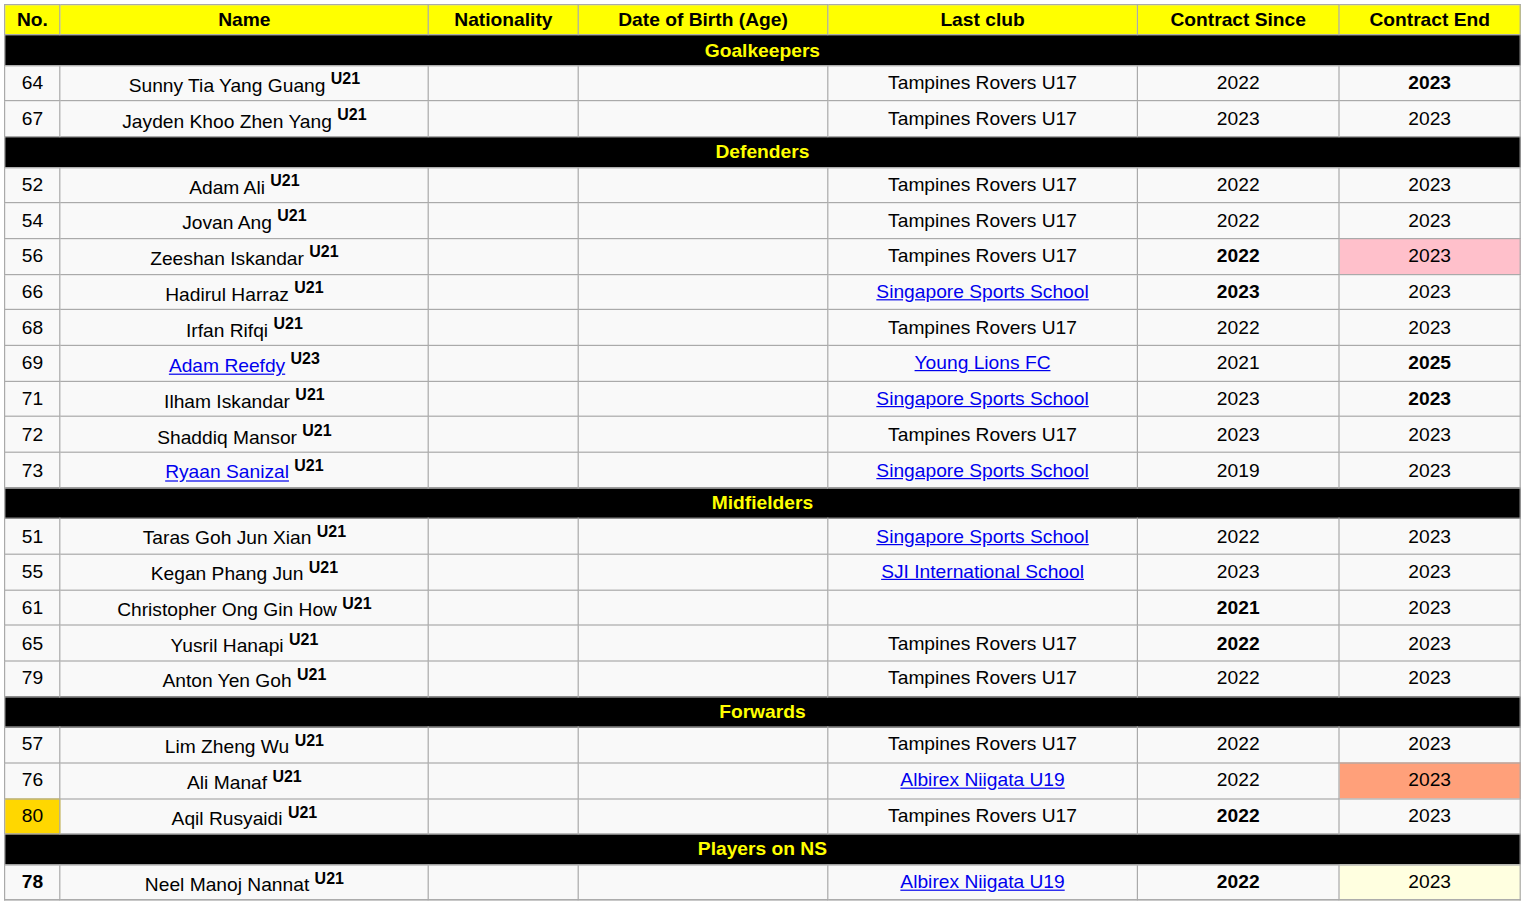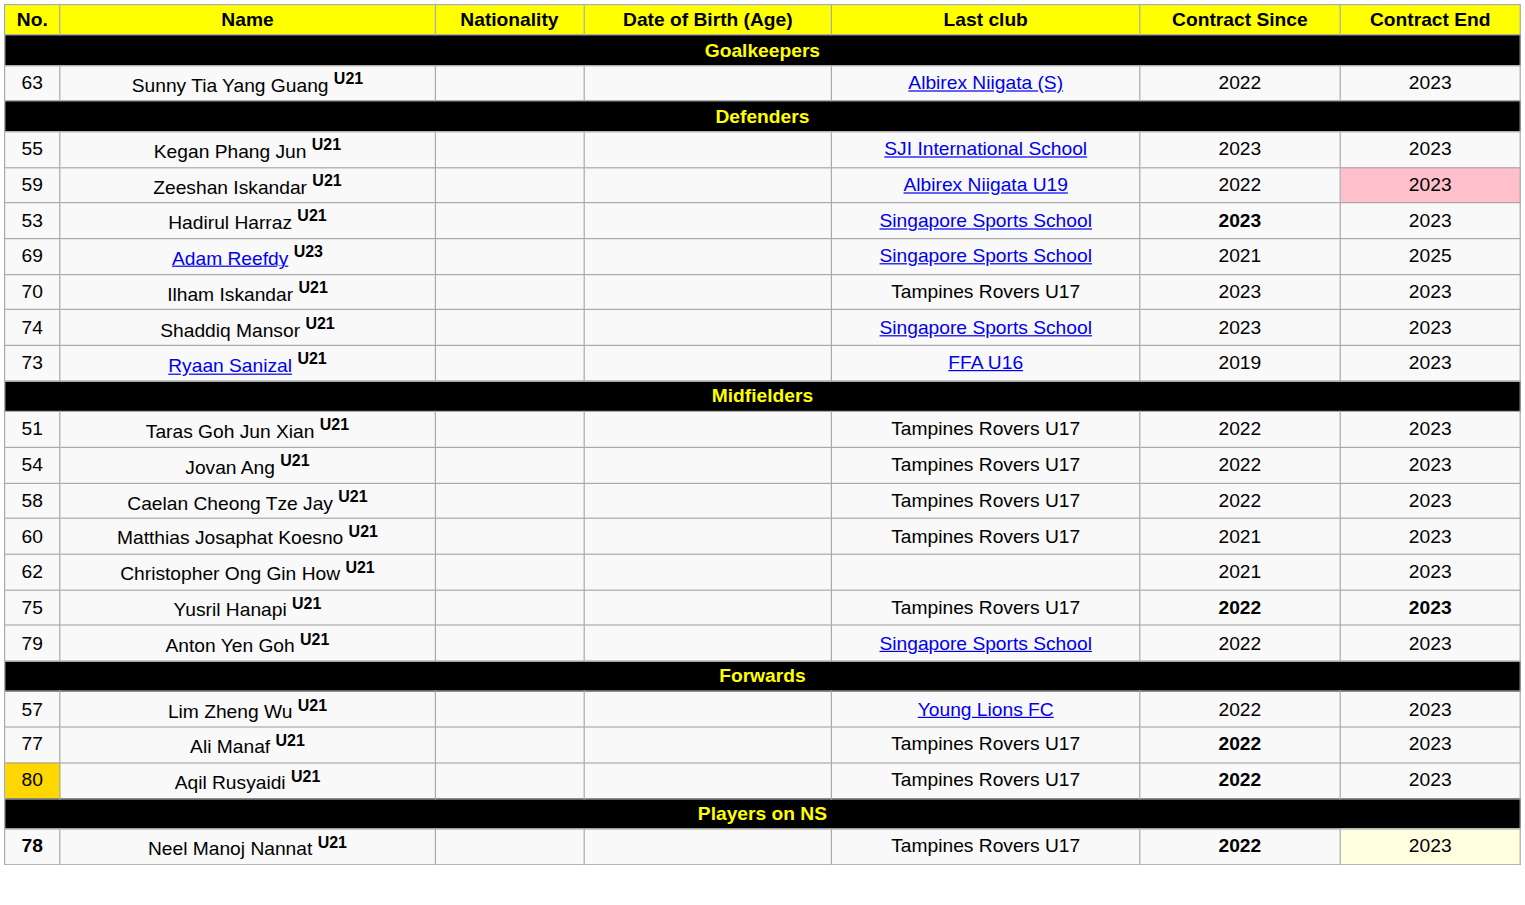(32, 83) 64 -> (32, 83) 63
(983, 83) Tampines Rovers U17 -> (986, 83) Albirex Niigata (S)
(1430, 83) bold -> (1430, 83) normal
- row: (244, 118)
- row: (244, 184)
rows swapped: (244, 571) <-> (244, 220)
(32, 256) 56 -> (32, 184) 59
(983, 256) Tampines Rovers U17 -> (986, 184) Albirex Niigata U19
(1238, 256) bold -> (1240, 184) normal
(32, 291) 66 -> (32, 220) 53
- row: (244, 327)
(983, 363) Young Lions FC -> (986, 256) Singapore Sports School
(1430, 363) bold -> (1430, 256) normal
(32, 398) 71 -> (32, 291) 70
(983, 398) Singapore Sports School -> (986, 291) Tampines Rovers U17
(1430, 398) bold -> (1430, 291) normal
(32, 434) 72 -> (32, 327) 74
(983, 434) Tampines Rovers U17 -> (986, 327) Singapore Sports School
(983, 470) Singapore Sports School -> (986, 363) FFA U16
(983, 536) Singapore Sports School -> (986, 429) Tampines Rovers U17
+ row: (247, 500)
+ row: (247, 536)
(32, 607) 61 -> (32, 571) 62
(1238, 607) bold -> (1240, 571) normal
(32, 643) 65 -> (32, 607) 75
(1430, 643) normal -> (1430, 607) bold
(983, 678) Tampines Rovers U17 -> (986, 643) Singapore Sports School
(983, 744) Tampines Rovers U17 -> (986, 709) Young Lions FC
(32, 780) 76 -> (32, 744) 77
(983, 780) Albirex Niigata U19 -> (986, 744) Tampines Rovers U17
(1238, 780) normal -> (1240, 744) bold
(1430, 780) lightsalmon background -> (1430, 744) no background
(983, 882) Albirex Niigata U19 -> (986, 846) Tampines Rovers U17
